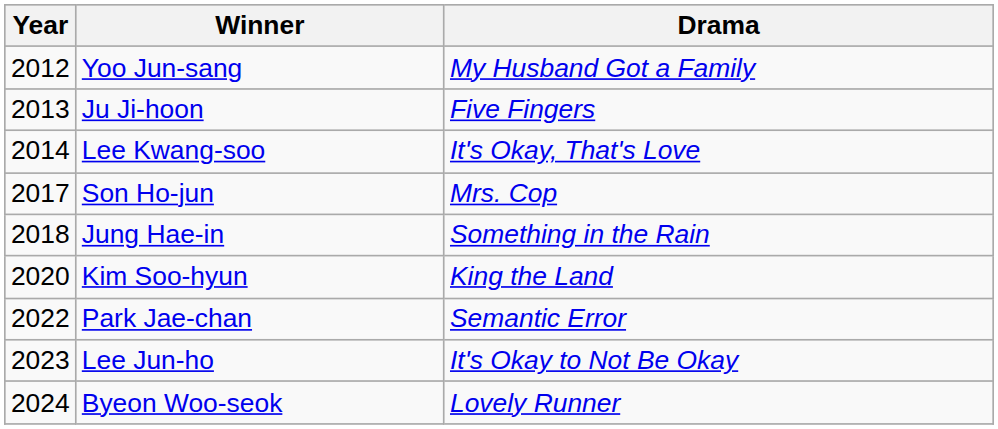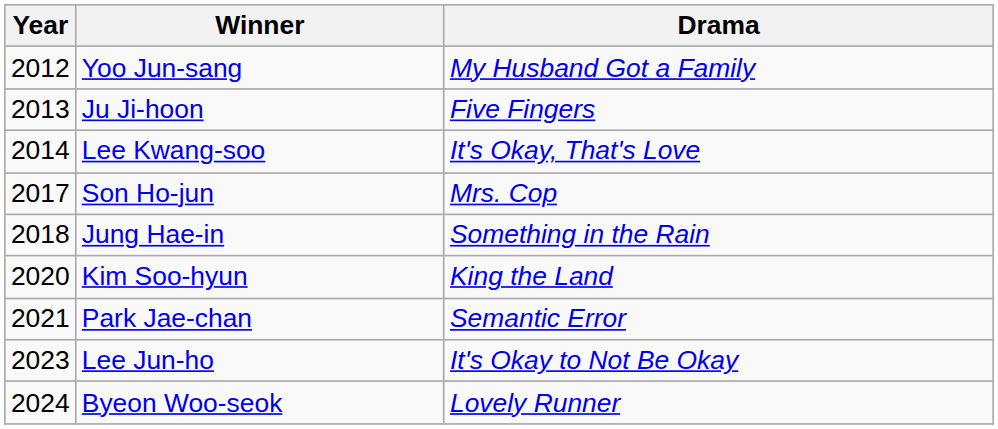(40, 318) 2022 -> (40, 318) 2021
